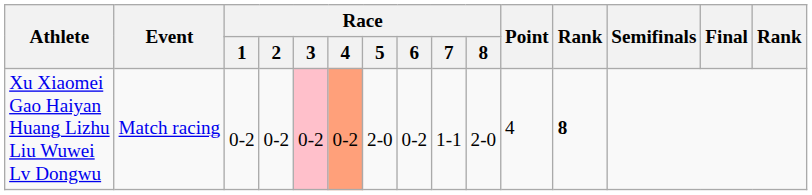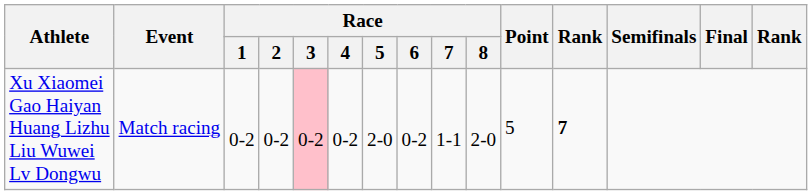(345, 140) lightsalmon background -> (345, 140) no background
(510, 129) 4 -> (510, 129) 5
(562, 129) 8 -> (562, 129) 7
